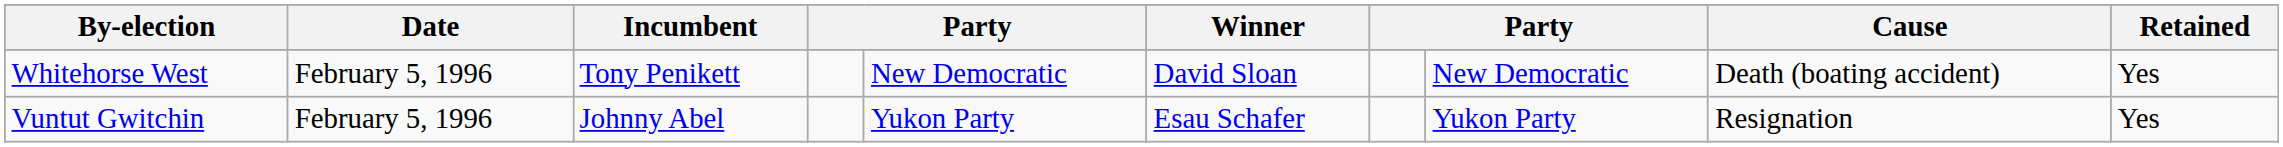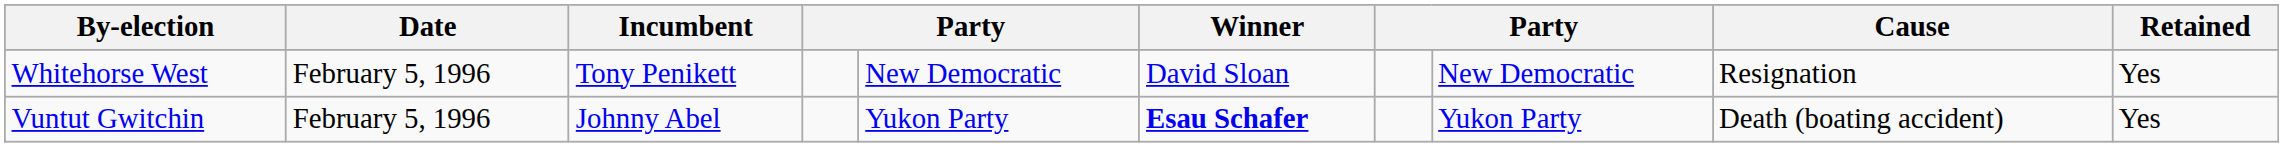(1858, 73) Death (boating accident) -> (1788, 73) Resignation
(1229, 118) normal -> (1227, 118) bold
(1784, 118) Resignation -> (1861, 118) Death (boating accident)
